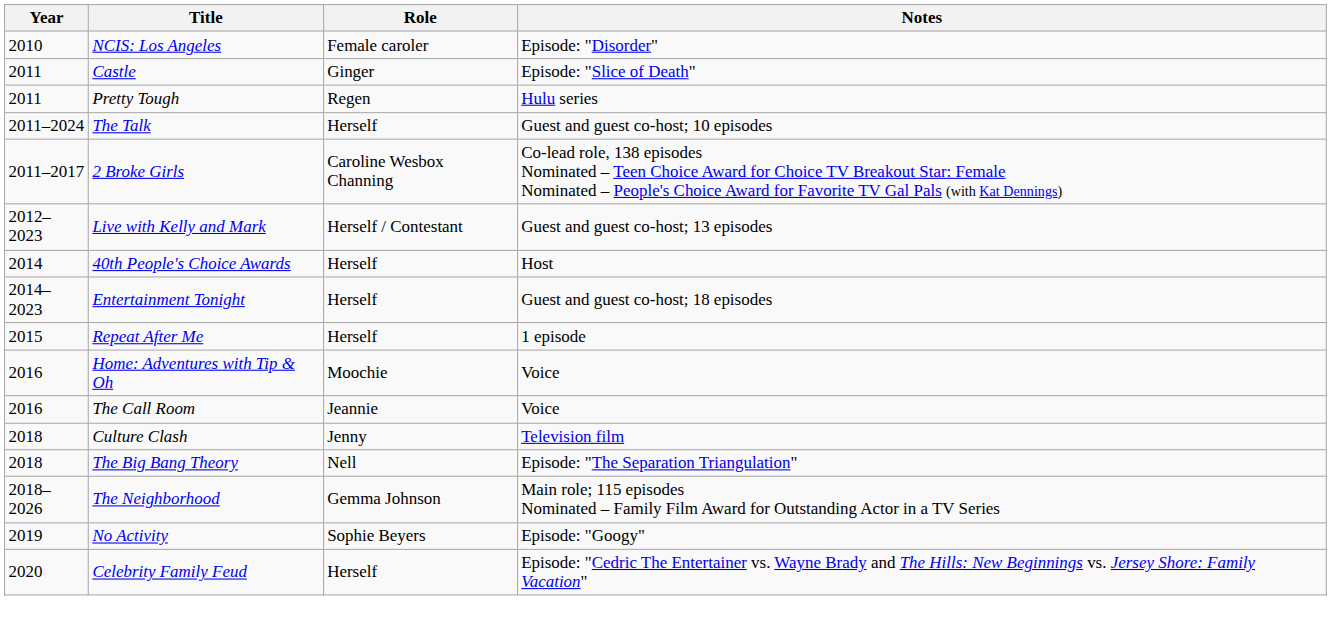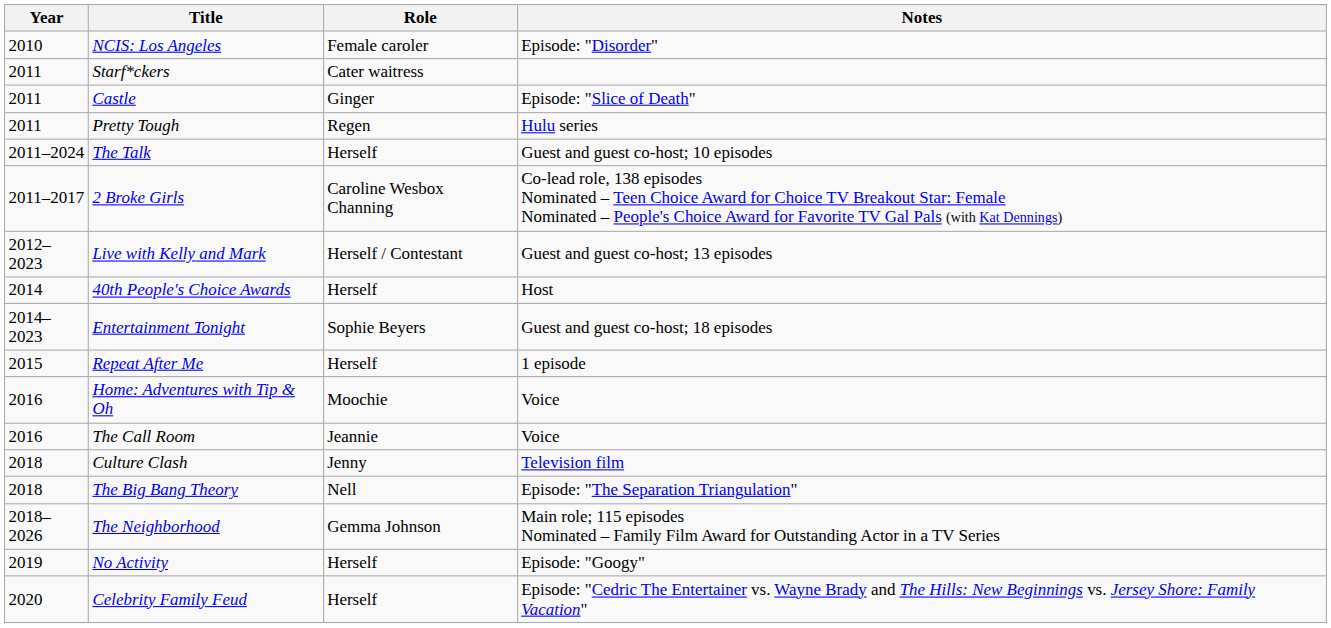+ row: (131, 71)
(352, 299) Herself -> (376, 326) Sophie Beyers
(376, 535) Sophie Beyers -> (352, 562) Herself
